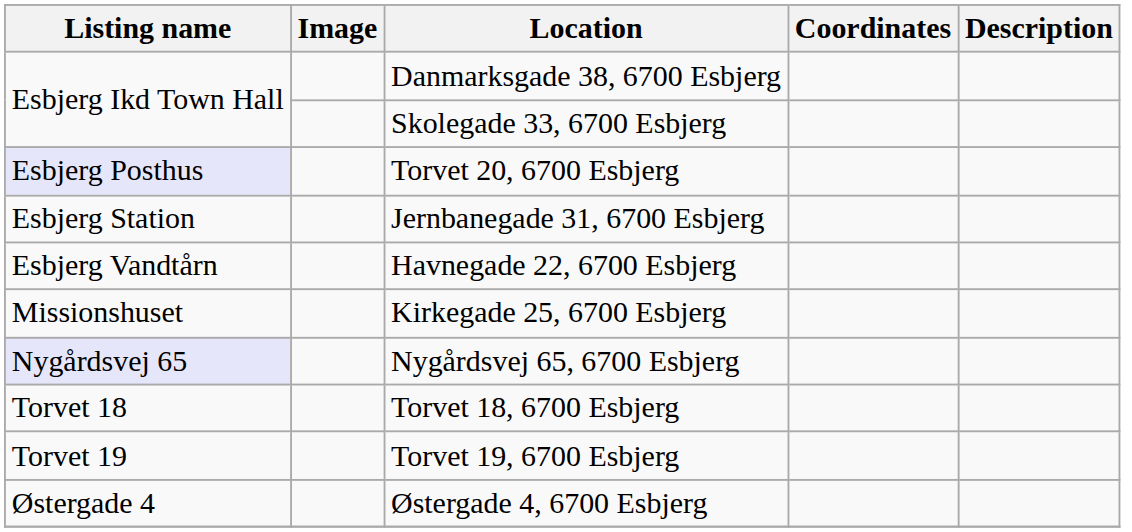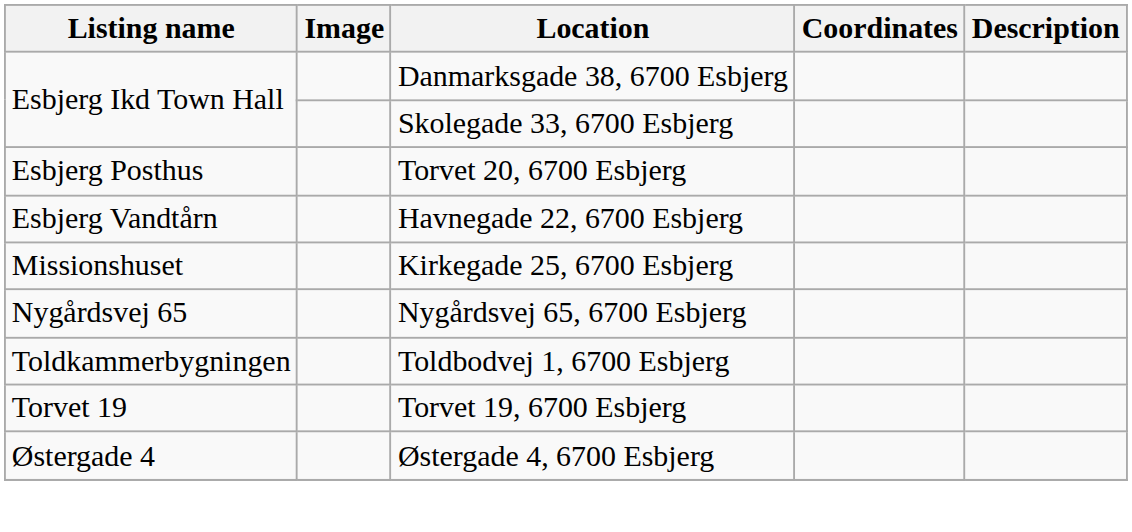(108, 170) lavender background -> (108, 170) no background
- row: (578, 218)
(100, 360) lavender background -> (100, 312) no background
+ row: (564, 360)
- row: (535, 407)
